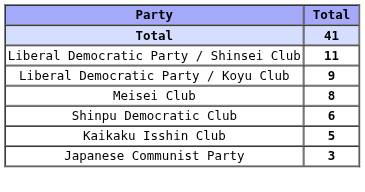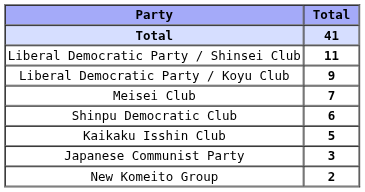(332, 96) 8 -> (332, 96) 7
+ row: (154, 176)
